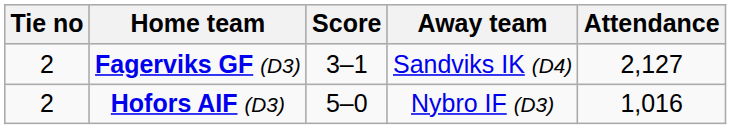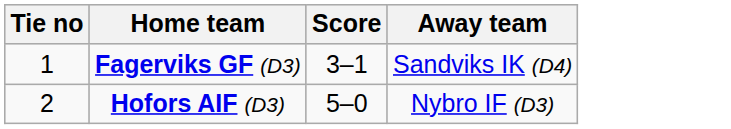- column: (652, 24)
(47, 63) 2 -> (47, 63) 1
